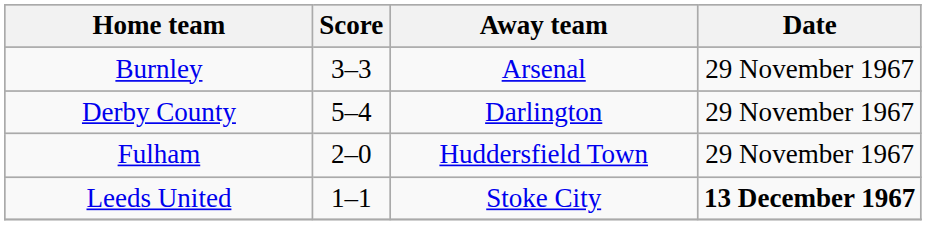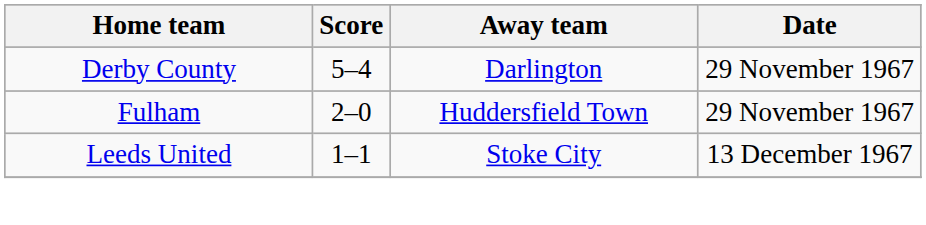- row: (159, 68)
(810, 197) bold -> (810, 154) normal
